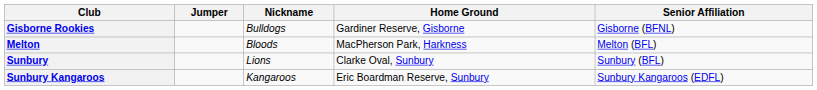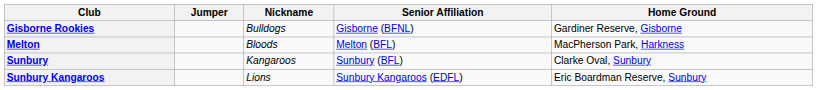columns swapped: (464, 12) <-> (704, 12)
(258, 61) Lions -> (271, 61) Kangaroos
(271, 77) Kangaroos -> (258, 77) Lions
